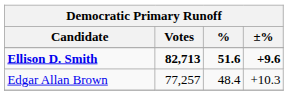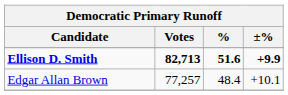(269, 58) +9.6 -> (269, 58) +9.9
(265, 79) +10.3 -> (265, 79) +10.1
